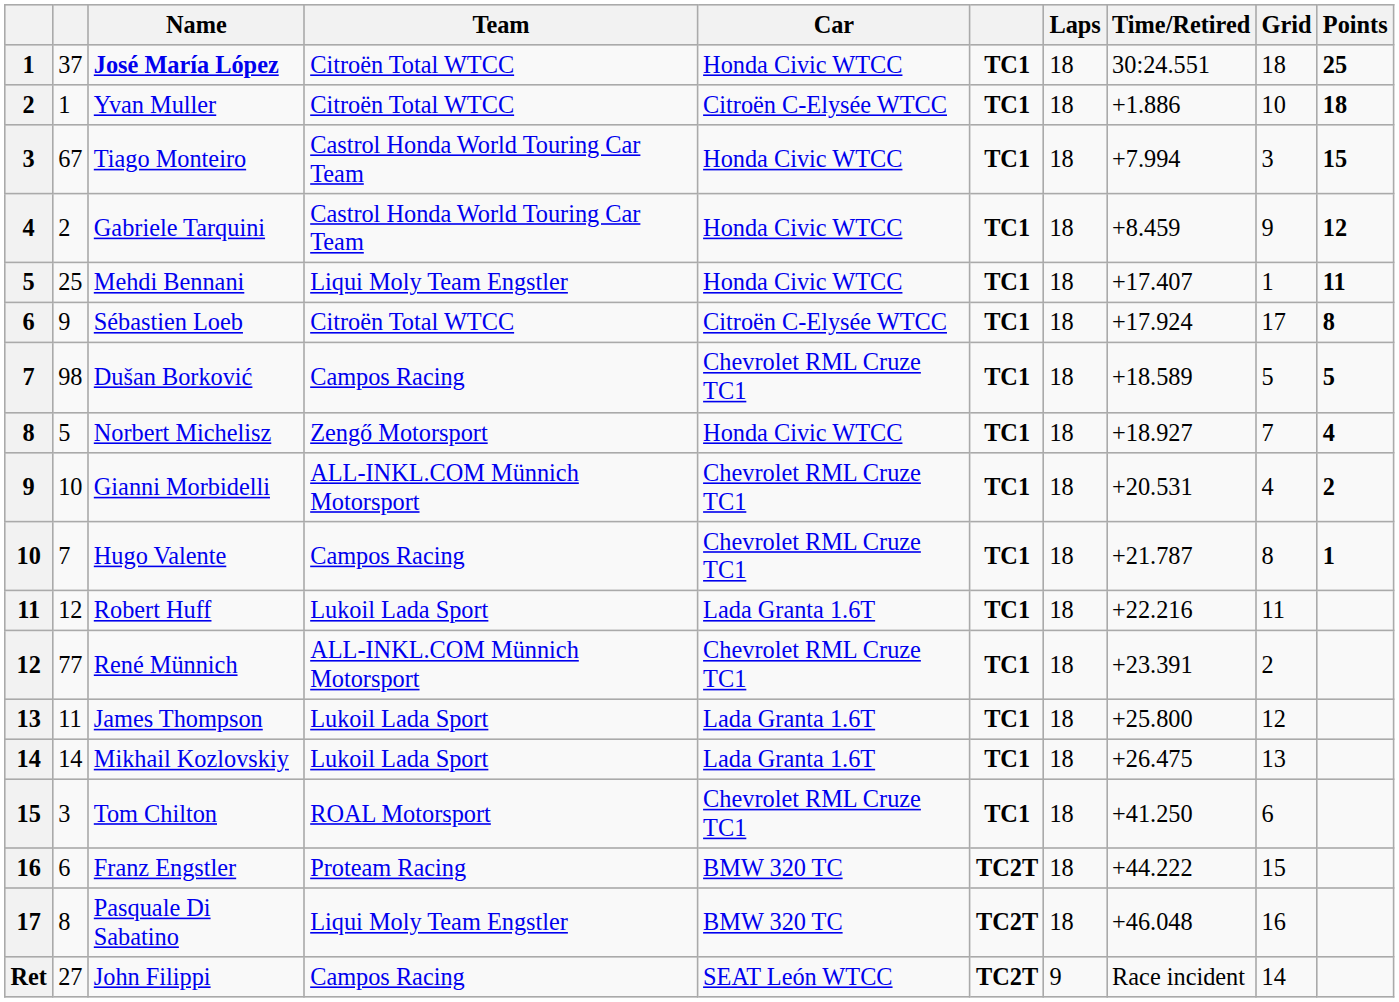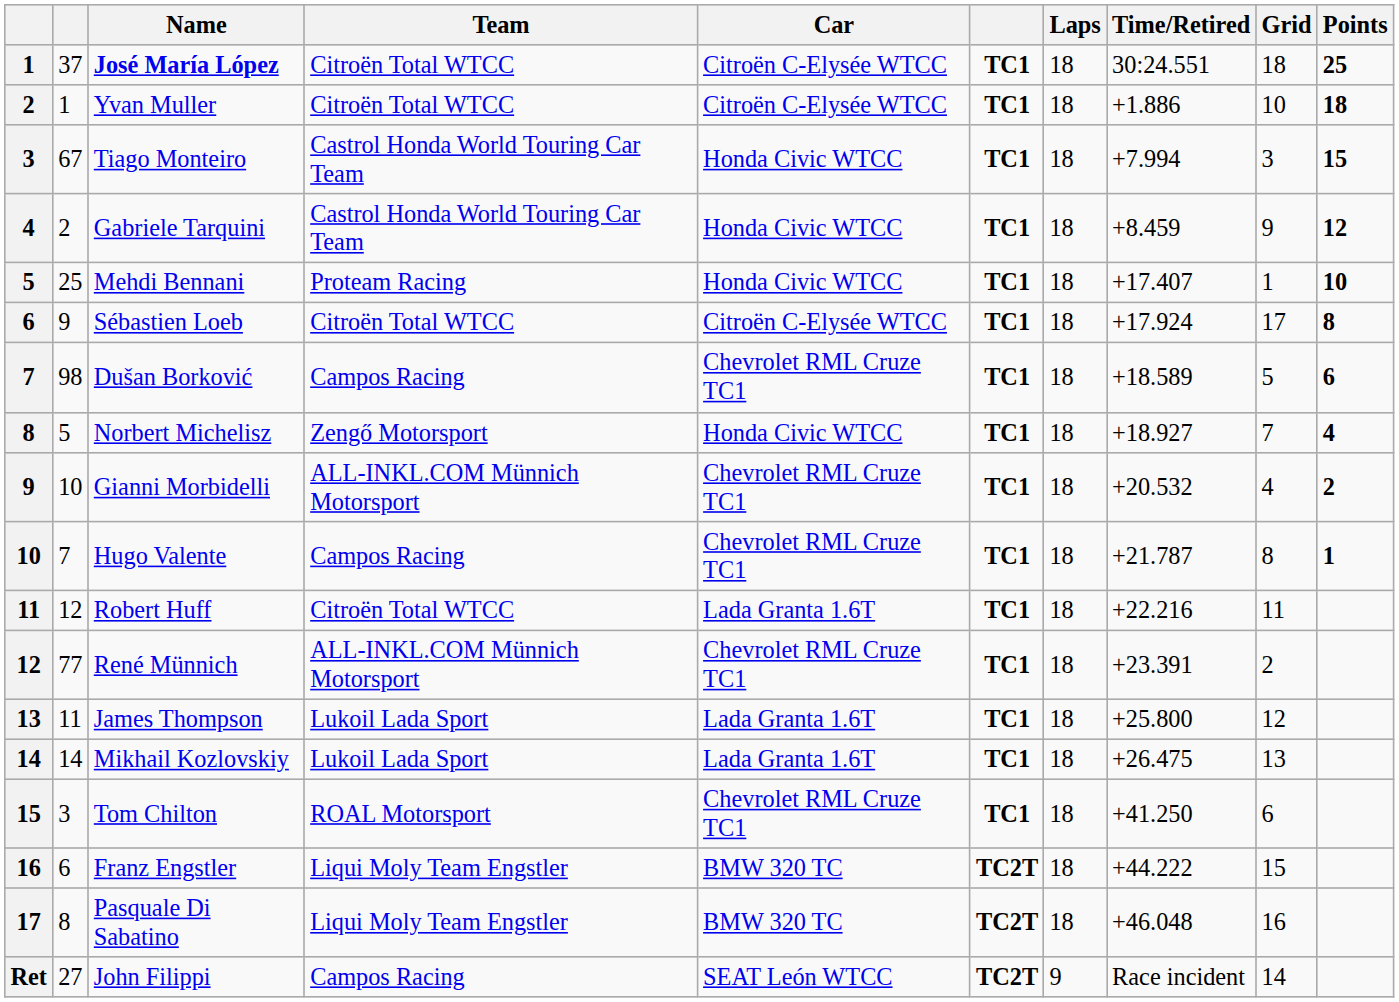(803, 64) Honda Civic WTCC -> (825, 64) Citroën C-Elysée WTCC
(439, 282) Liqui Moly Team Engstler -> (388, 282) Proteam Racing
(1334, 282) 11 -> (1335, 282) 10
(1329, 377) 5 -> (1329, 377) 6
(1152, 486) +20.531 -> (1152, 486) +20.532
(399, 609) Lukoil Lada Sport -> (412, 609) Citroën Total WTCC
(388, 867) Proteam Racing -> (439, 867) Liqui Moly Team Engstler
